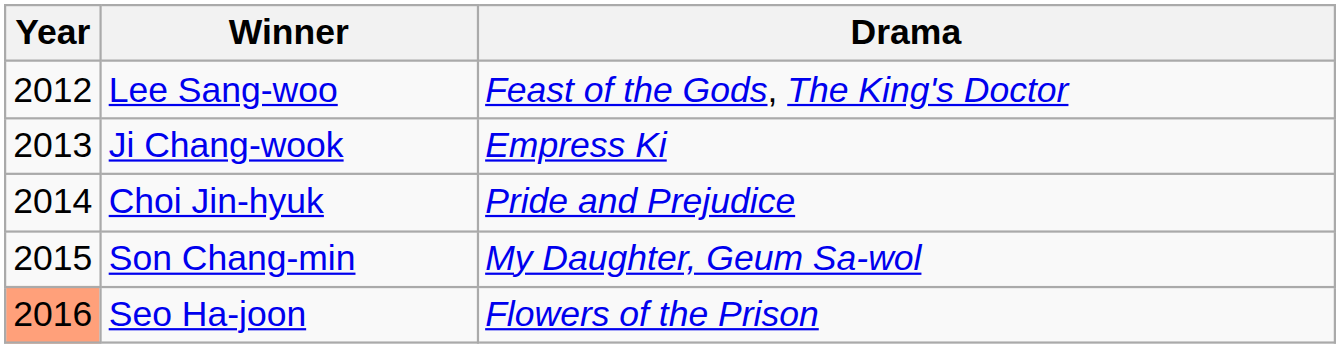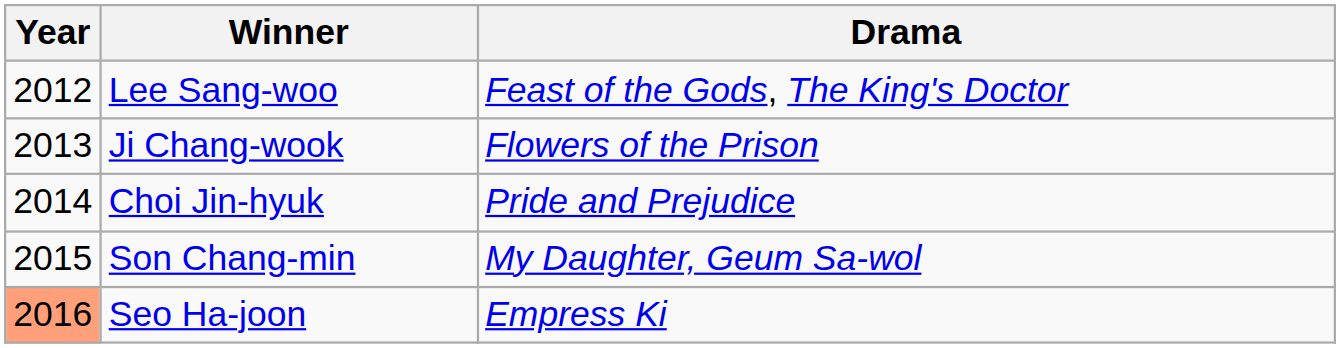(576, 145) Empress Ki -> (652, 145) Flowers of the Prison
(652, 314) Flowers of the Prison -> (576, 314) Empress Ki
